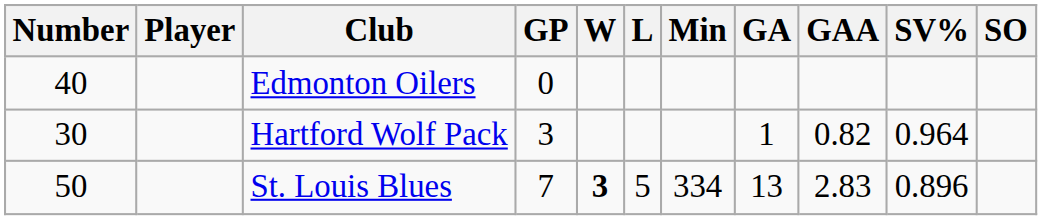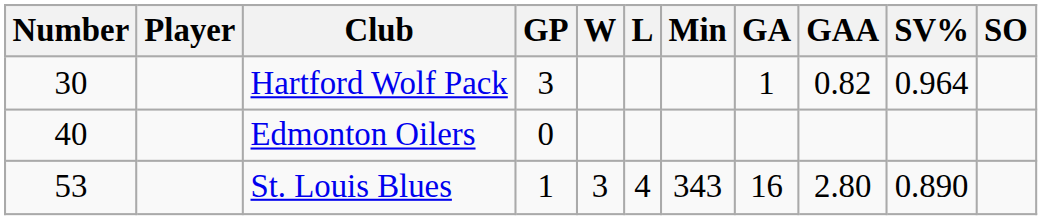rows swapped: (363, 82) <-> (379, 134)
(71, 186) 50 -> (71, 186) 53
(546, 186) 7 -> (546, 186) 1
(600, 186) bold -> (600, 186) normal
(642, 186) 5 -> (642, 186) 4
(698, 186) 334 -> (698, 186) 343
(767, 186) 13 -> (767, 186) 16
(843, 186) 2.83 -> (843, 186) 2.80
(932, 186) 0.896 -> (932, 186) 0.890
